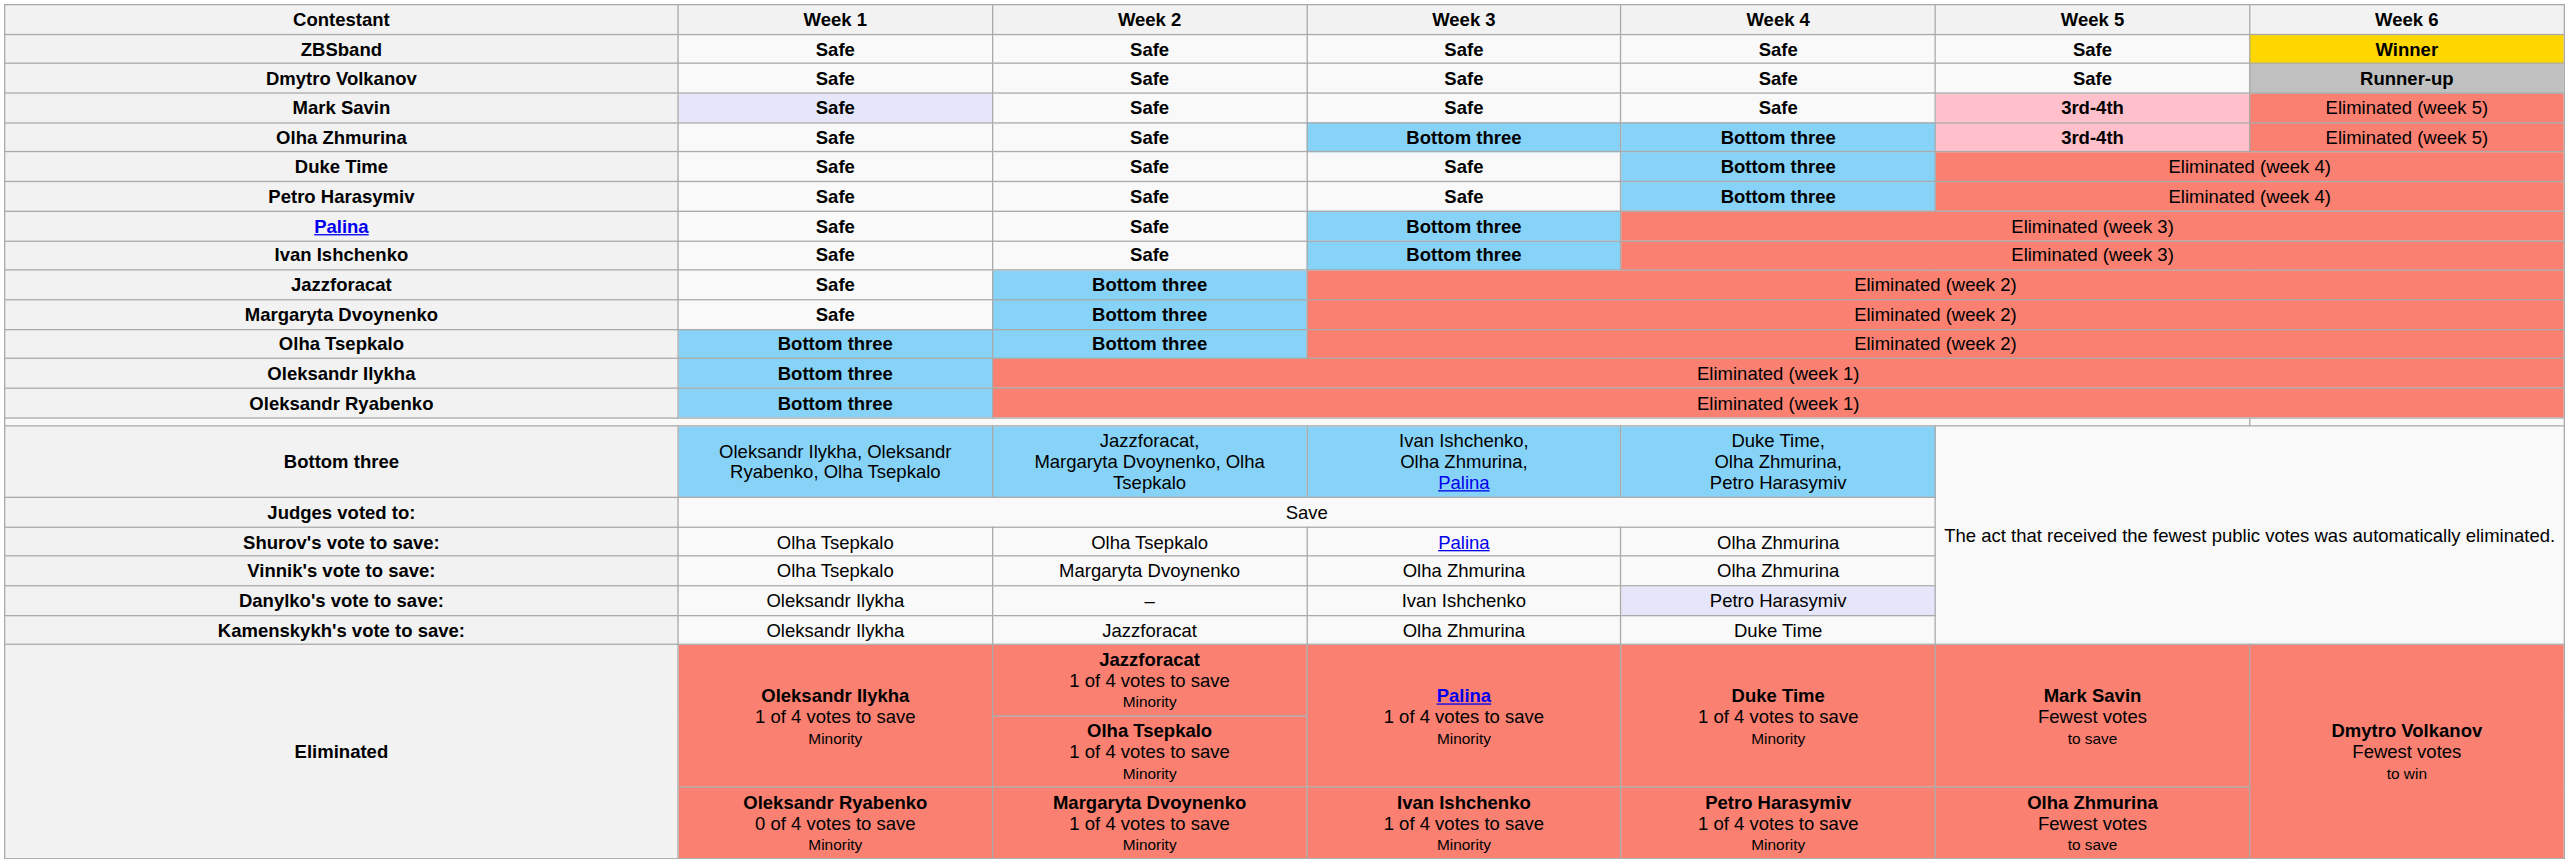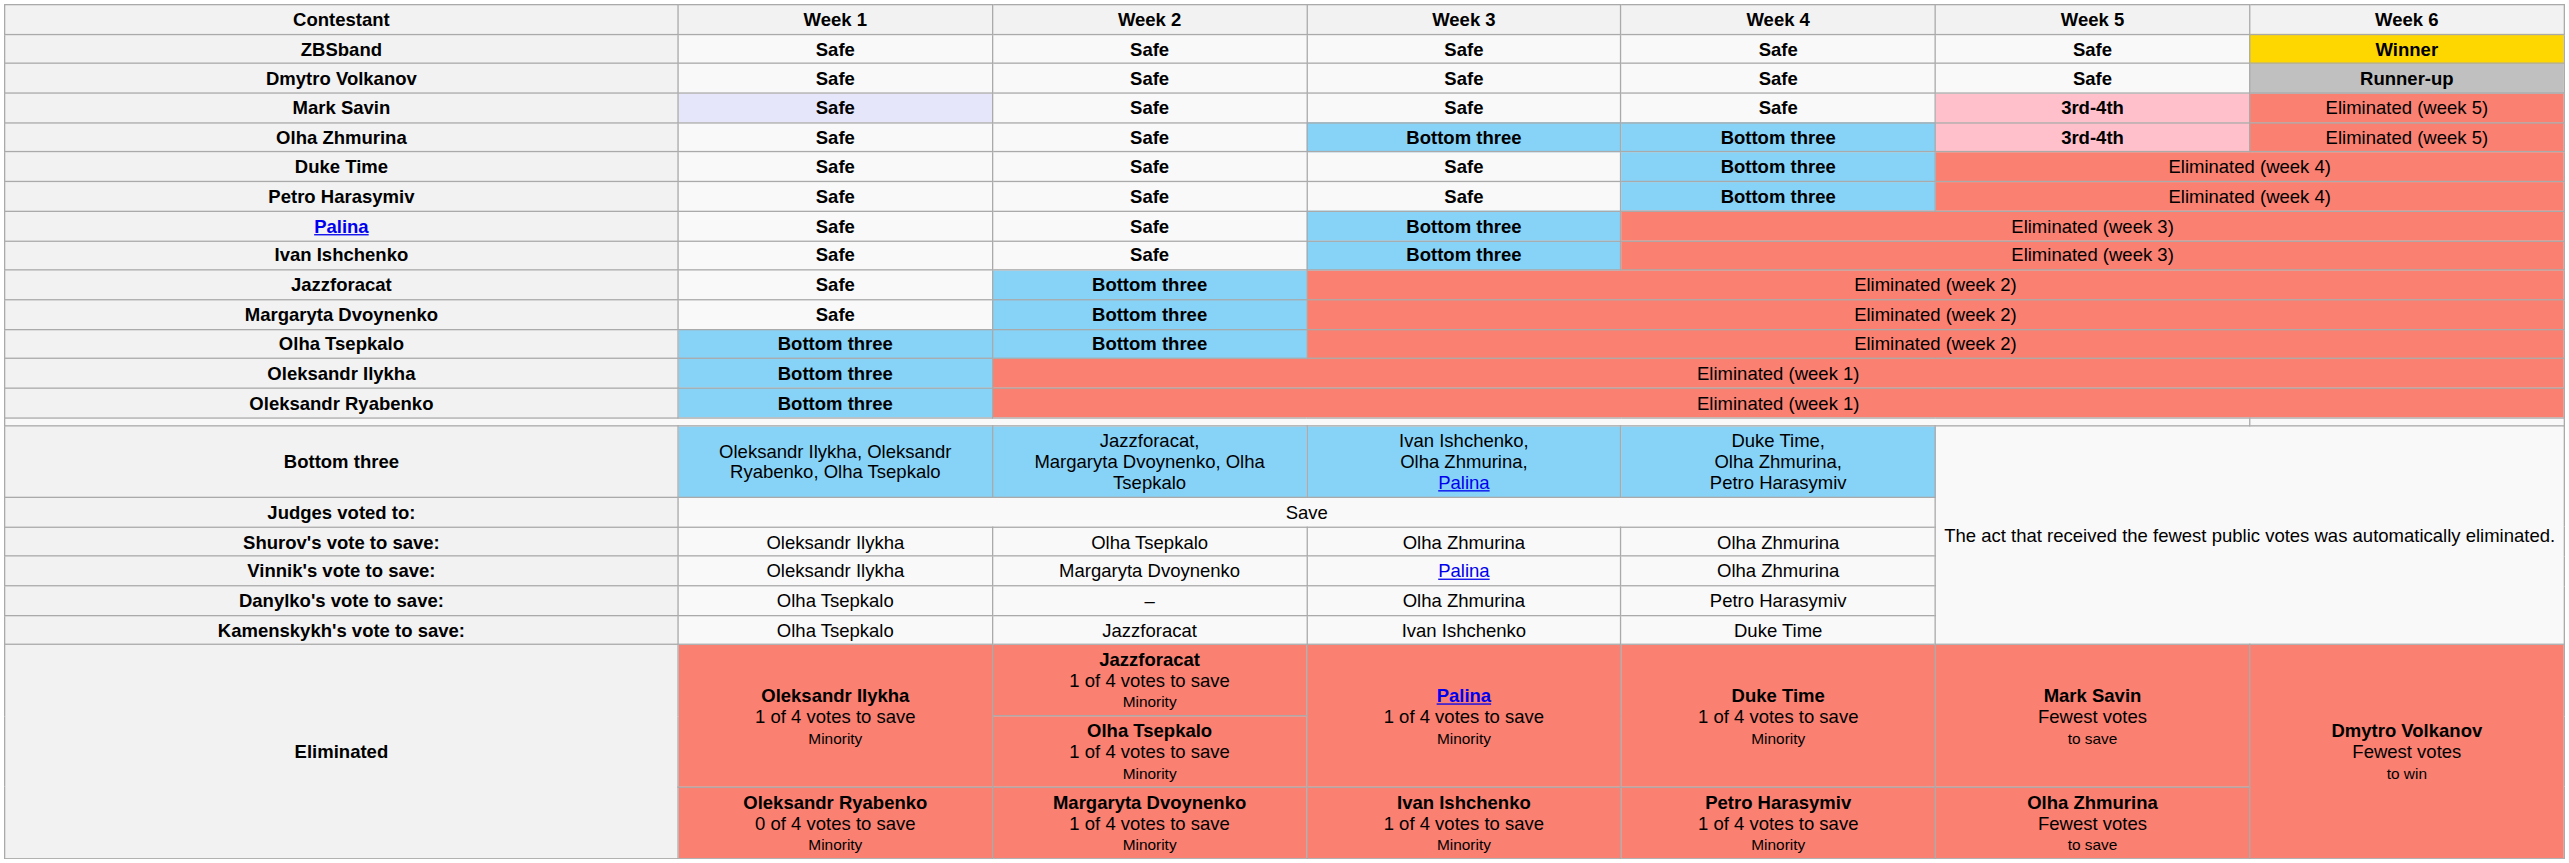(835, 542) Olha Tsepkalo -> (835, 542) Oleksandr Ilykha
(1464, 542) Palina -> (1464, 542) Olha Zhmurina
(835, 571) Olha Tsepkalo -> (835, 571) Oleksandr Ilykha
(1464, 571) Olha Zhmurina -> (1464, 571) Palina
(835, 601) Oleksandr Ilykha -> (835, 601) Olha Tsepkalo
(1464, 601) Ivan Ishchenko -> (1464, 601) Olha Zhmurina
(1778, 601) lavender background -> (1778, 601) no background
(835, 630) Oleksandr Ilykha -> (835, 630) Olha Tsepkalo
(1464, 630) Olha Zhmurina -> (1464, 630) Ivan Ishchenko
